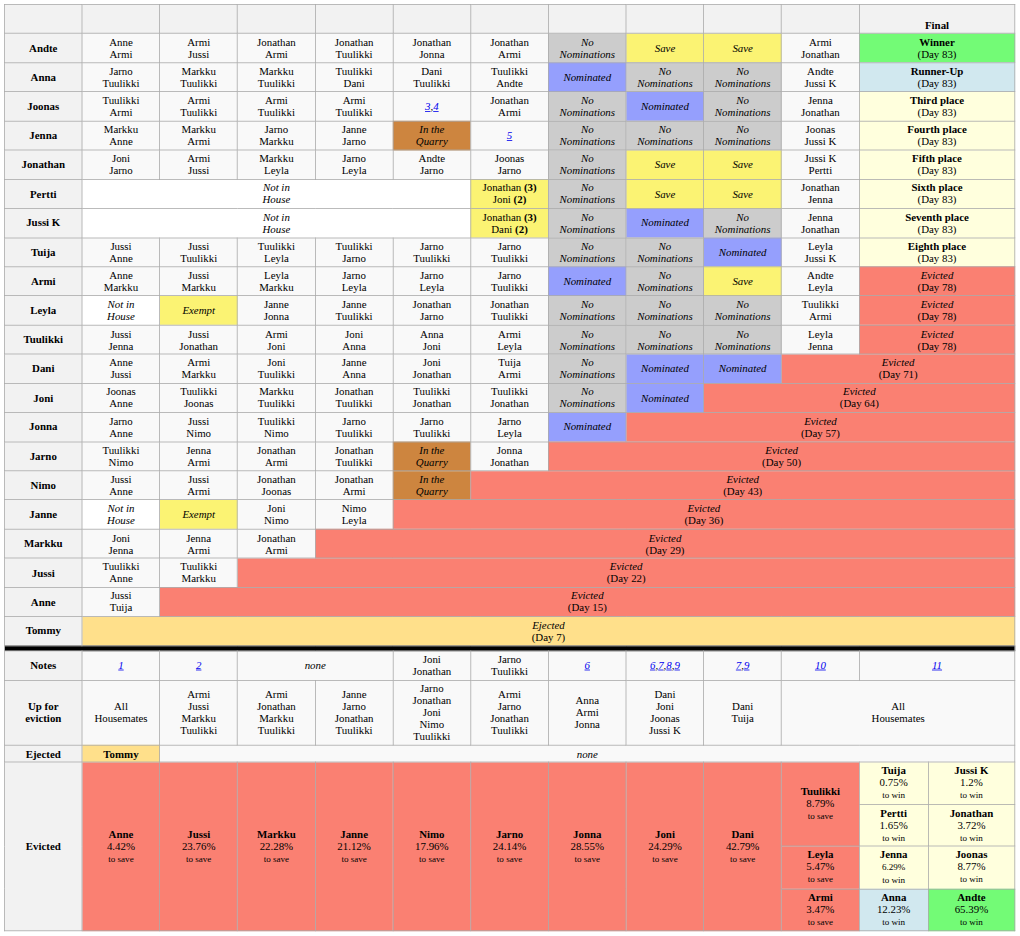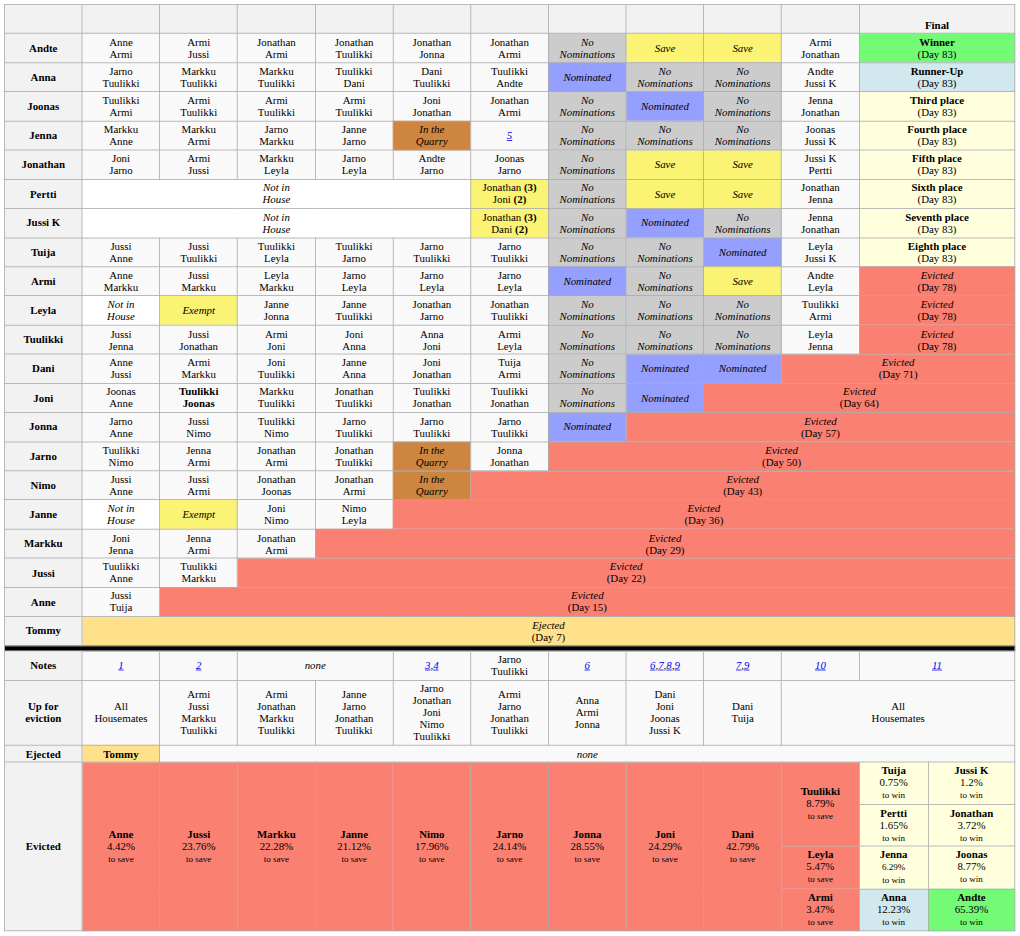(432, 106) 3,4 -> (432, 106) Joni Jonathan
(510, 281) Jarno Tuulikki -> (510, 281) Jarno Leyla
(199, 398) normal -> (199, 398) bold
(510, 427) Jarno Leyla -> (510, 427) Jarno Tuulikki
(432, 665) Joni Jonathan -> (432, 665) 3,4
